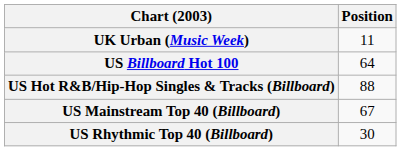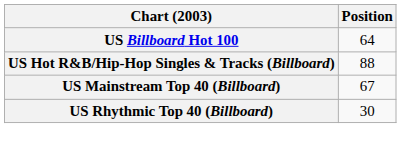- row: (171, 39)
